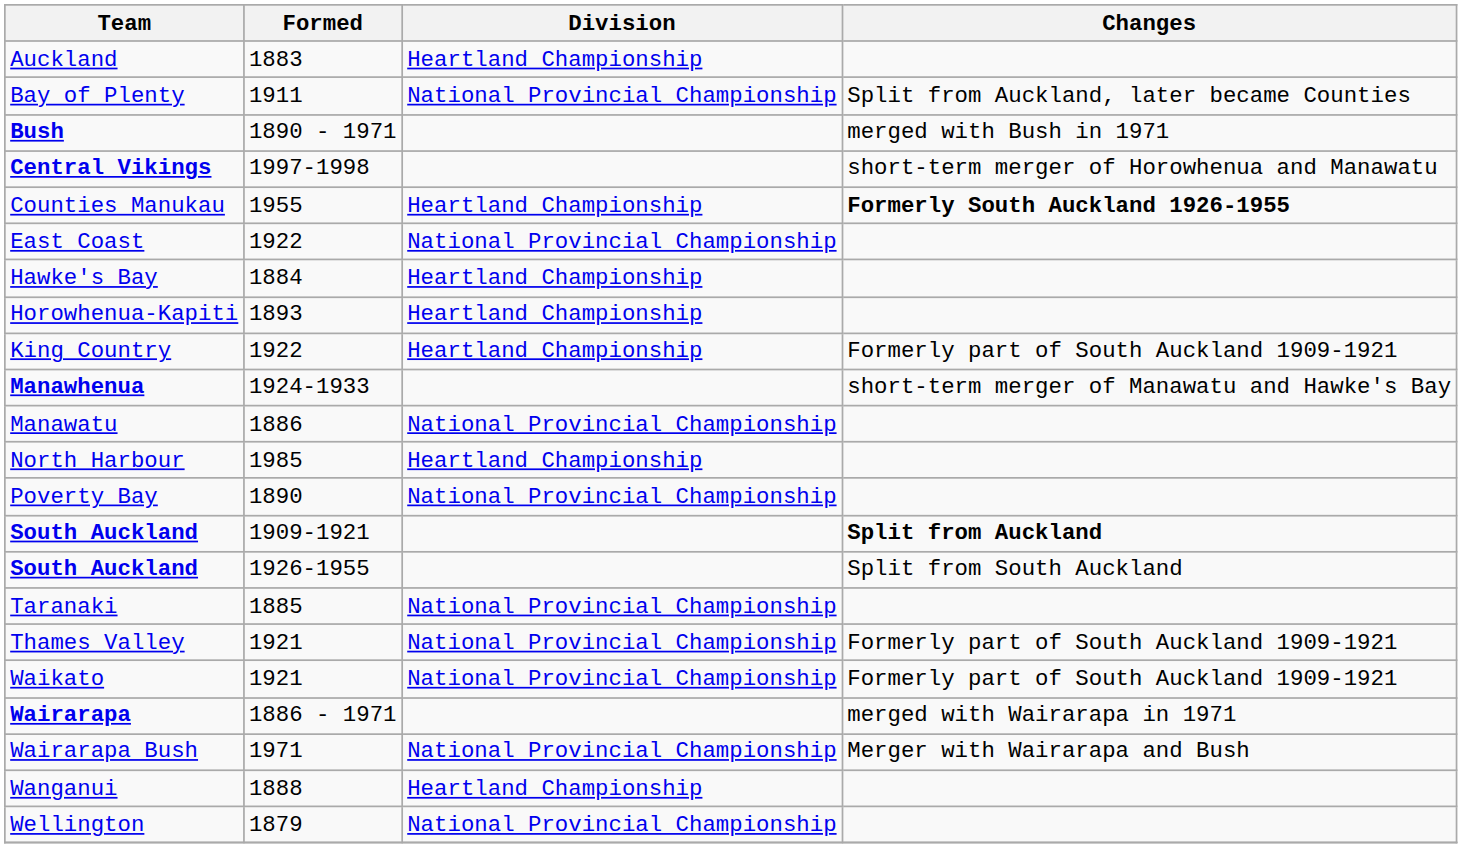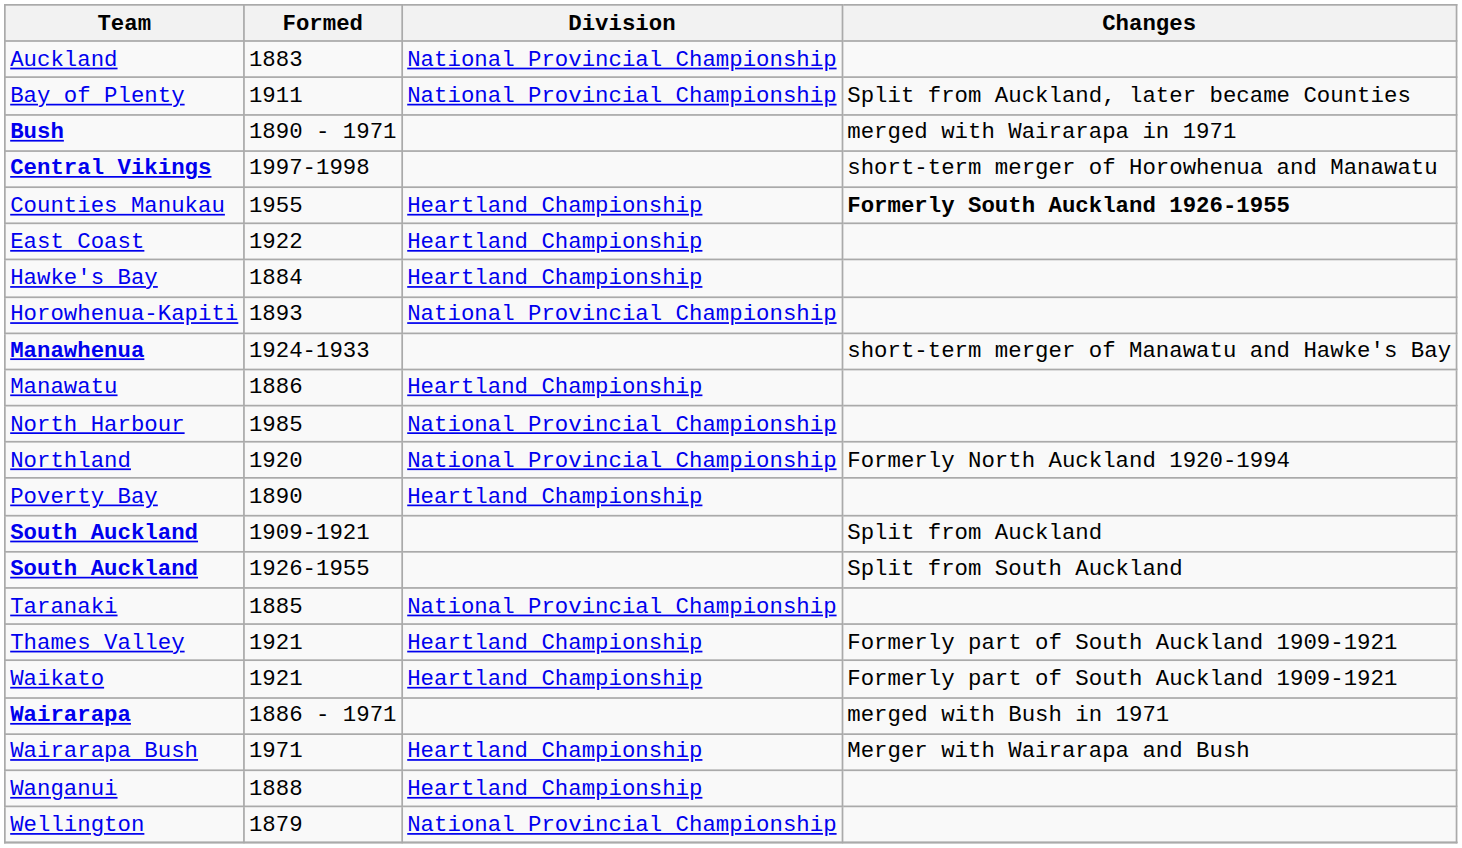(555, 60) Heartland Championship -> (622, 60) National Provincial Championship
(1008, 132) merged with Bush in 1971 -> (1042, 132) merged with Wairarapa in 1971
(622, 242) National Provincial Championship -> (555, 242) Heartland Championship
(555, 315) Heartland Championship -> (622, 315) National Provincial Championship
- row: (91, 351)
(622, 424) National Provincial Championship -> (555, 388) Heartland Championship
(555, 460) Heartland Championship -> (622, 424) National Provincial Championship
+ row: (71, 460)
(622, 497) National Provincial Championship -> (555, 497) Heartland Championship
(975, 533) bold -> (975, 533) normal
(622, 643) National Provincial Championship -> (555, 643) Heartland Championship
(622, 679) National Provincial Championship -> (555, 679) Heartland Championship
(1042, 715) merged with Wairarapa in 1971 -> (1008, 715) merged with Bush in 1971
(622, 752) National Provincial Championship -> (555, 752) Heartland Championship
